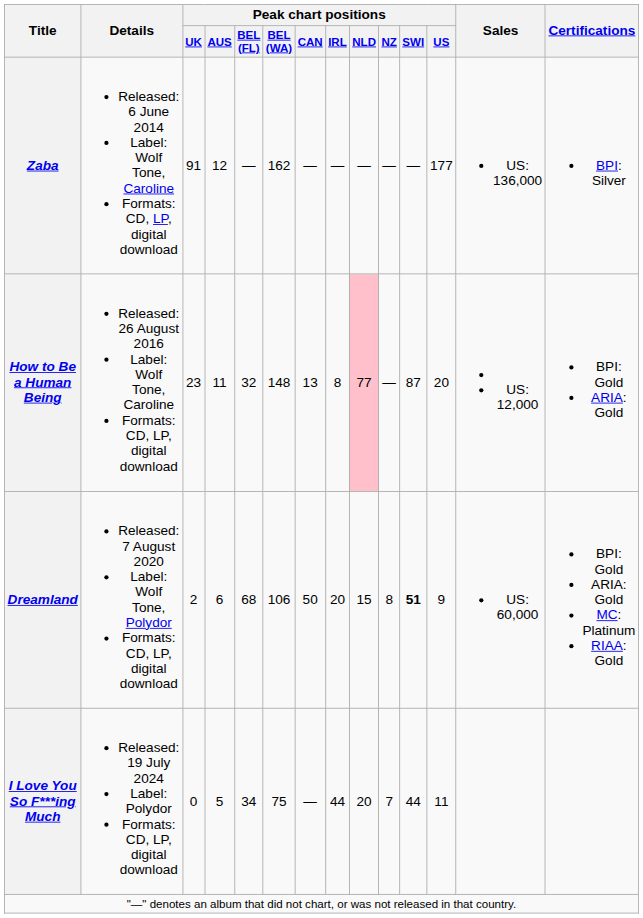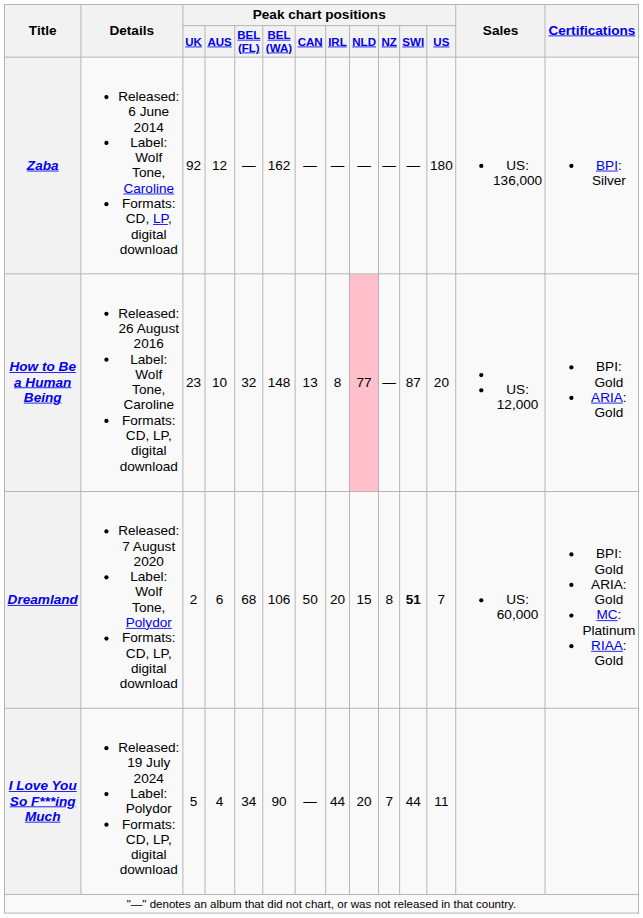(194, 165) 91 -> (194, 165) 92
(441, 165) 177 -> (441, 165) 180
(220, 382) 11 -> (220, 382) 10
(441, 599) 9 -> (441, 599) 7
(194, 801) 0 -> (194, 801) 5
(220, 801) 5 -> (220, 801) 4
(279, 801) 75 -> (279, 801) 90
